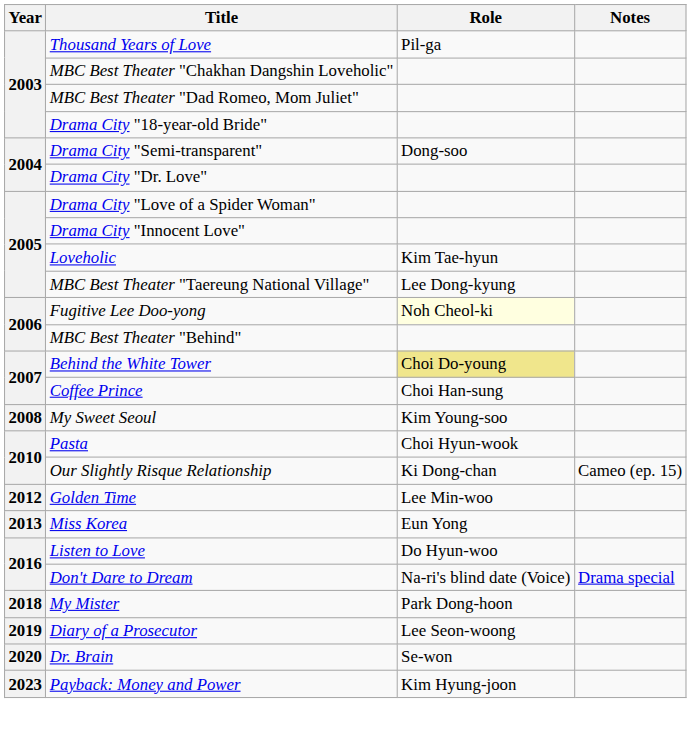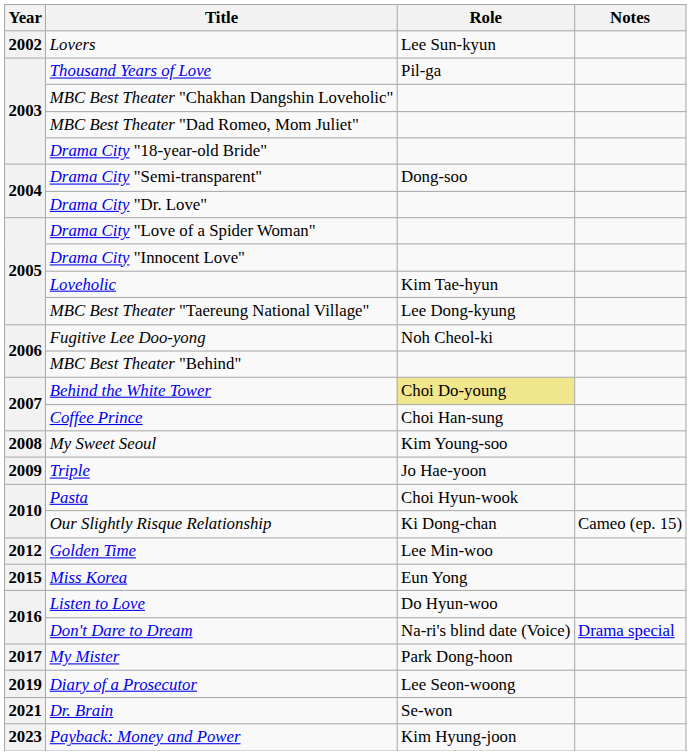+ row: (73, 44)
(447, 310) lightyellow background -> (447, 337) no background
+ row: (70, 470)
(25, 524) 2013 -> (25, 577) 2015
(25, 603) 2018 -> (25, 657) 2017
(25, 657) 2020 -> (25, 710) 2021
